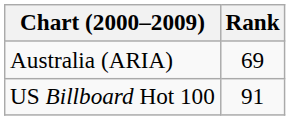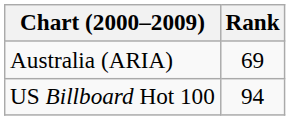(253, 96) 91 -> (253, 96) 94
